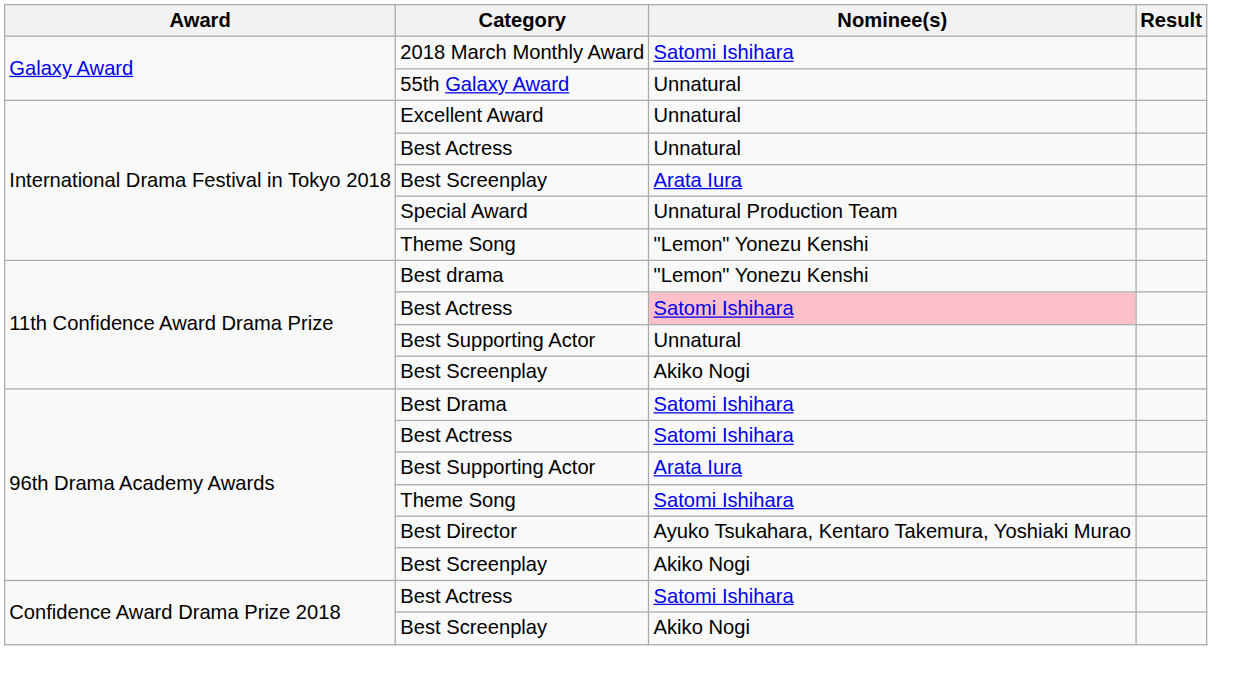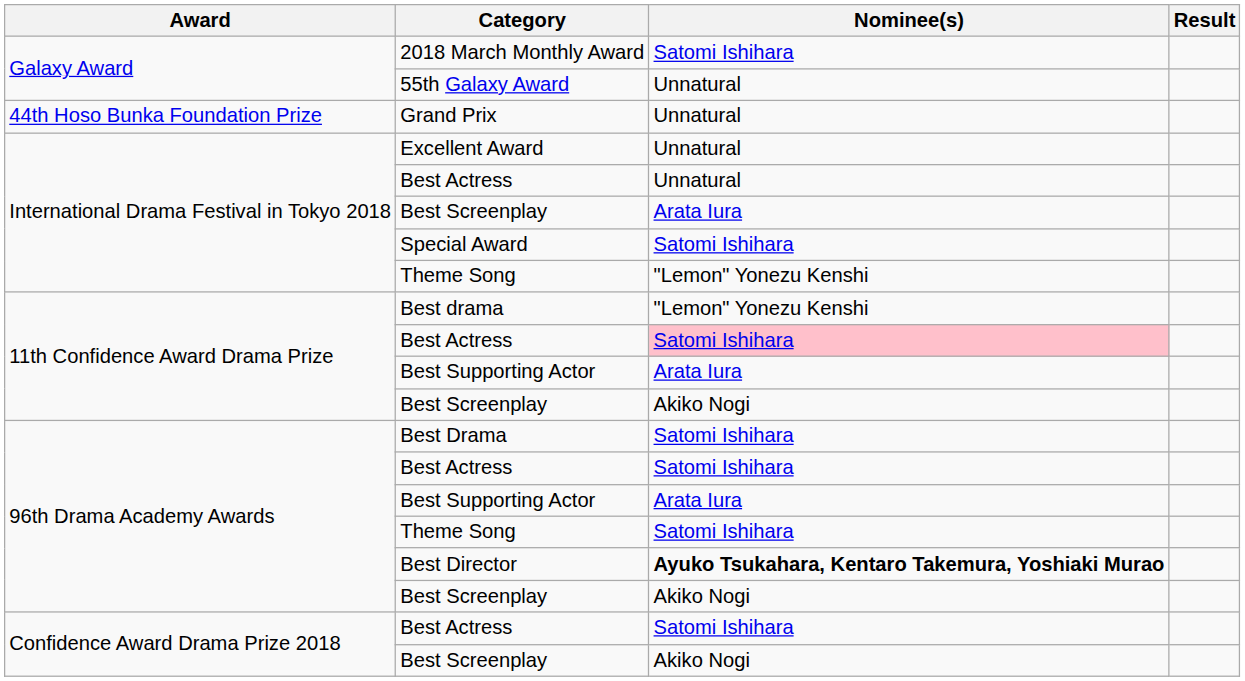+ row: (166, 116)
(776, 212) Unnatural Production Team -> (724, 244) Satomi Ishihara
(697, 340) Unnatural -> (698, 372) Arata Iura
(892, 532) normal -> (909, 564) bold
